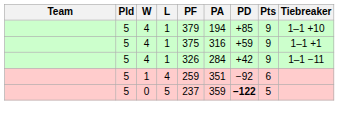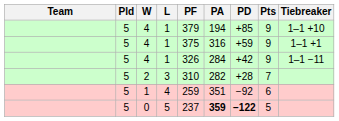+ row: (147, 76)
(217, 92) normal -> (217, 108) bold
